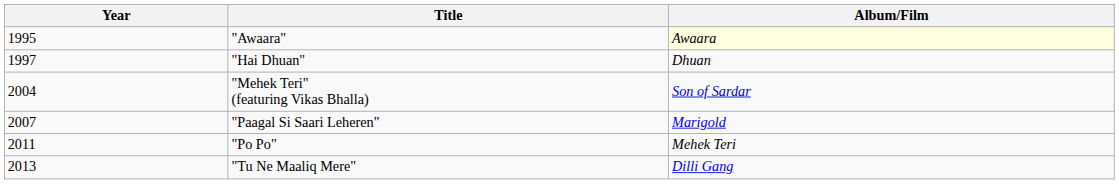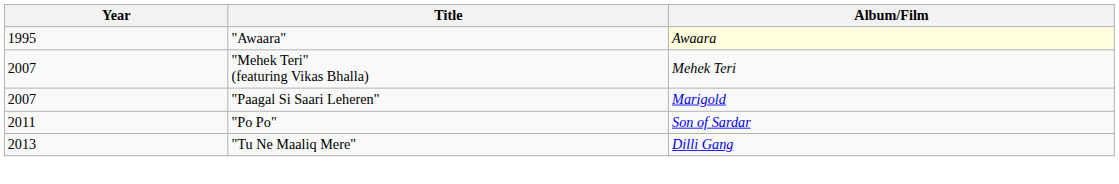- row: (268, 60)
(22, 91) 2004 -> (22, 68) 2007
(711, 91) Son of Sardar -> (704, 68) Mehek Teri
(704, 144) Mehek Teri -> (711, 122) Son of Sardar
